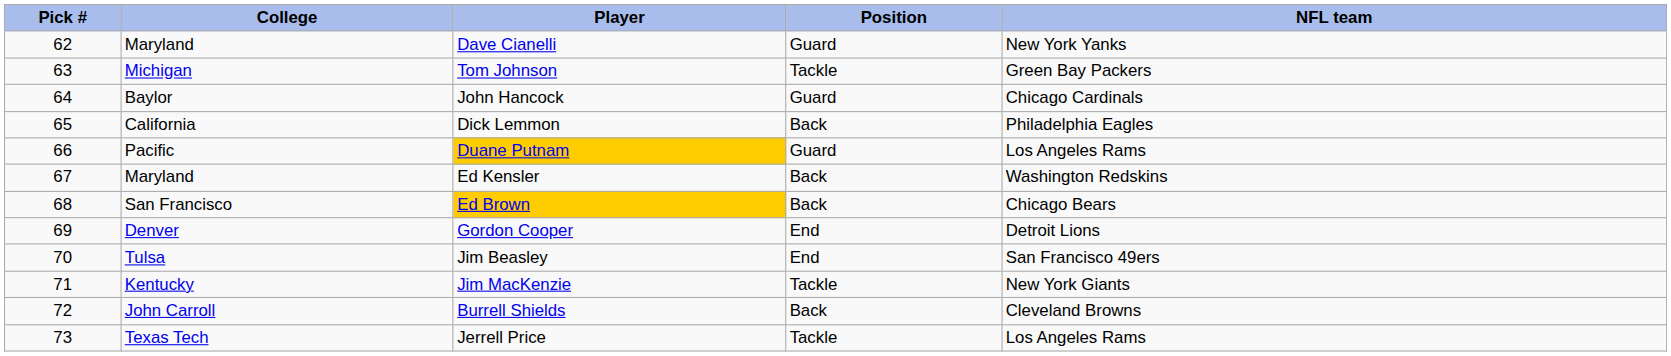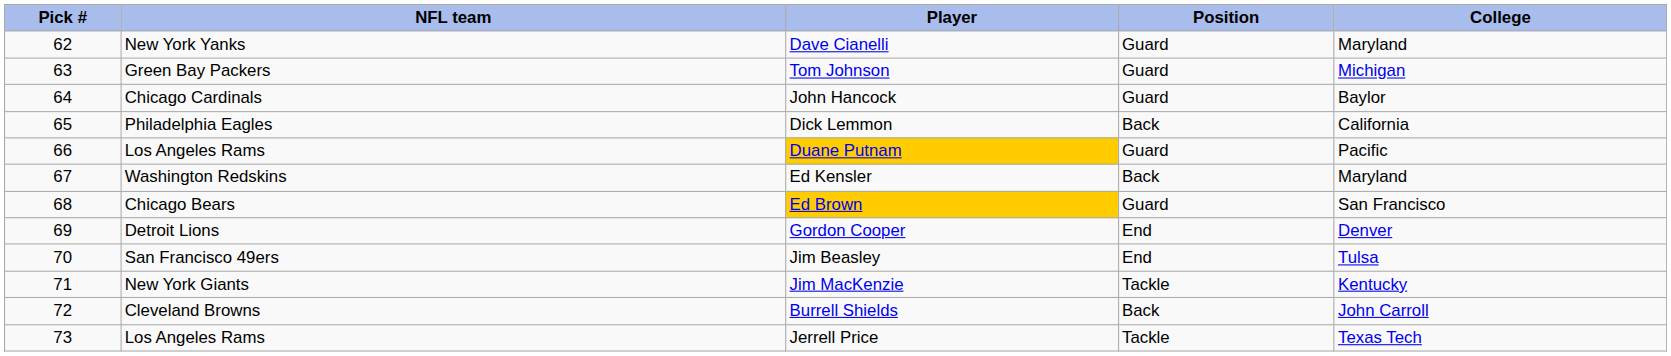columns swapped: (1334, 17) <-> (287, 17)
(813, 71) Tackle -> (1145, 71) Guard
(808, 204) Back -> (1145, 204) Guard
